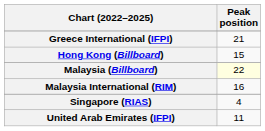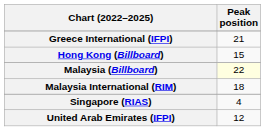(239, 86) 16 -> (239, 86) 18
(239, 117) 11 -> (239, 117) 12
